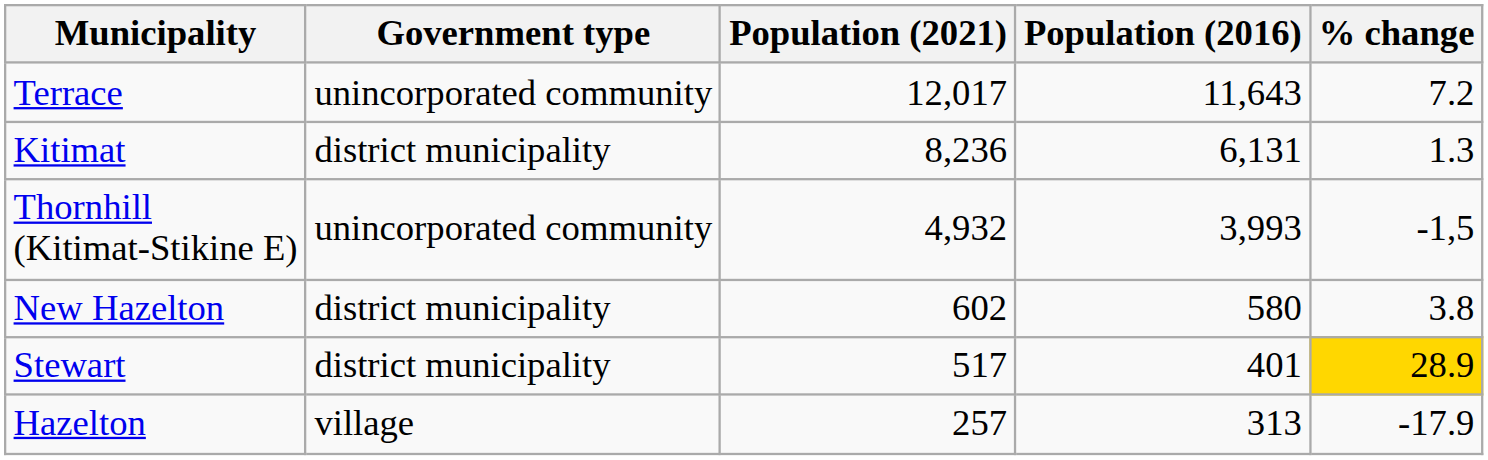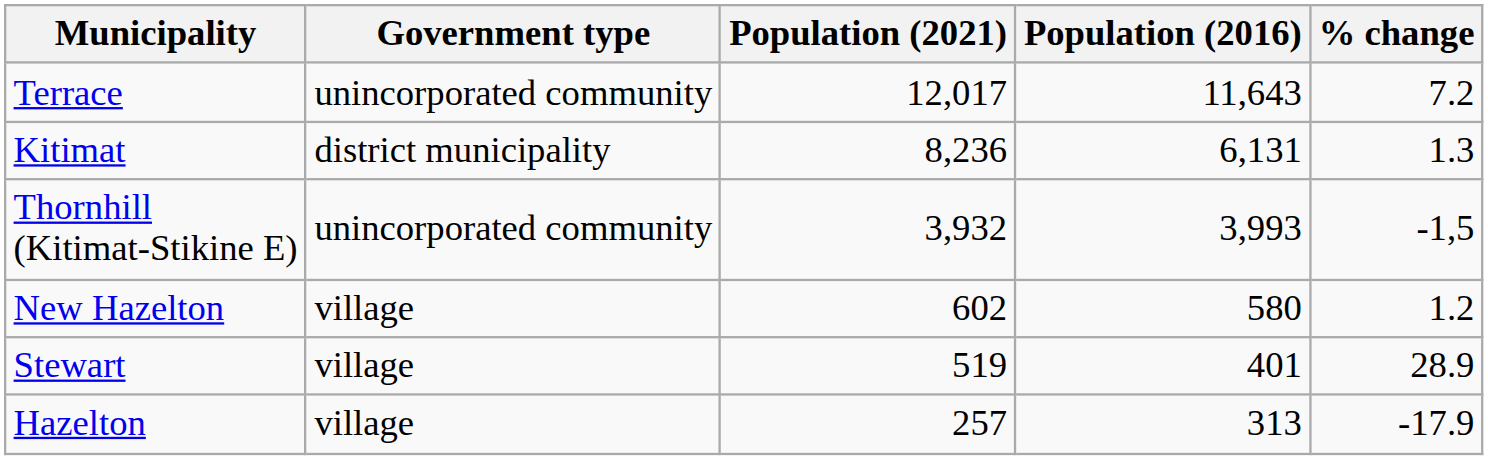(966, 228) 4,932 -> (966, 228) 3,932
(462, 307) district municipality -> (364, 307) village
(1451, 307) 3.8 -> (1451, 307) 1.2
(462, 365) district municipality -> (364, 365) village
(980, 365) 517 -> (980, 365) 519
(1442, 365) gold background -> (1442, 365) no background
